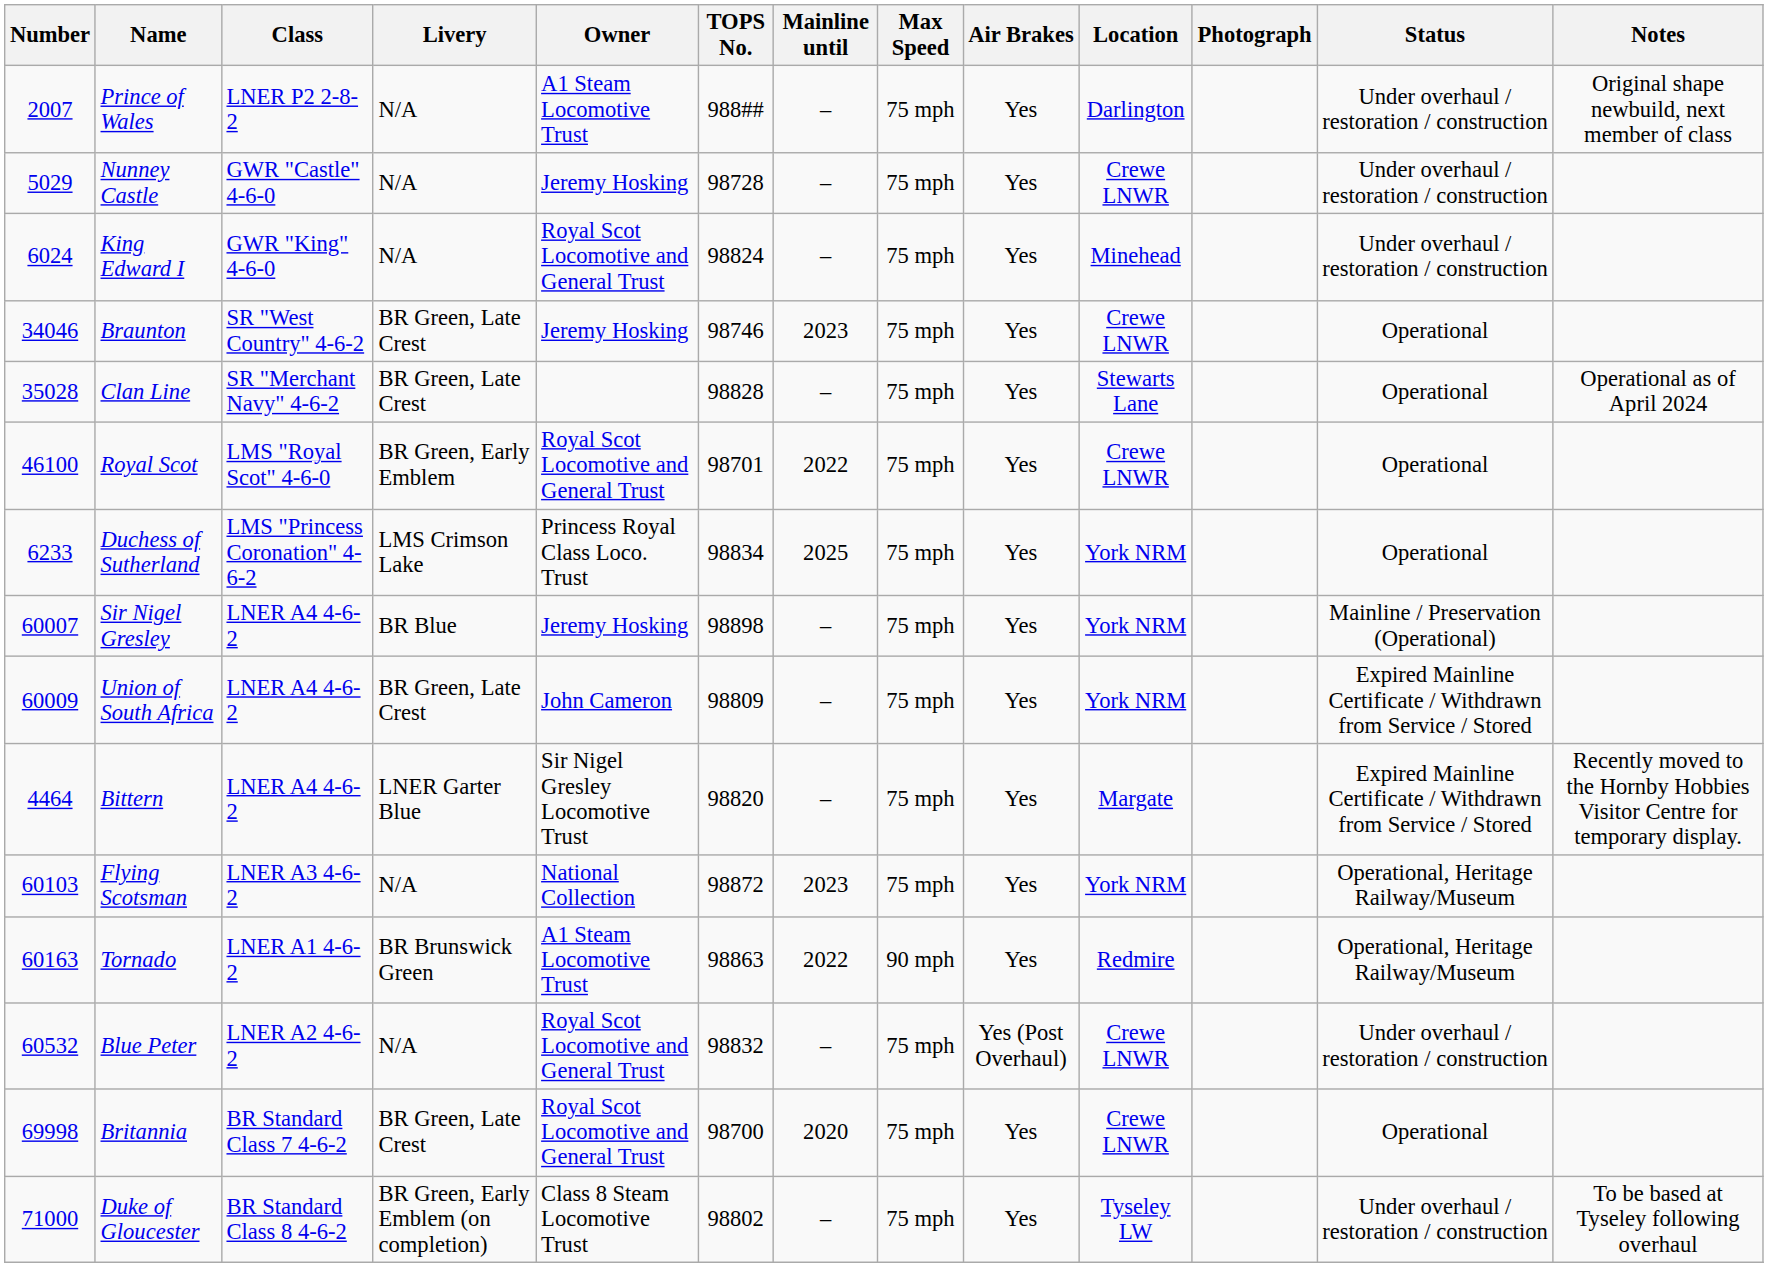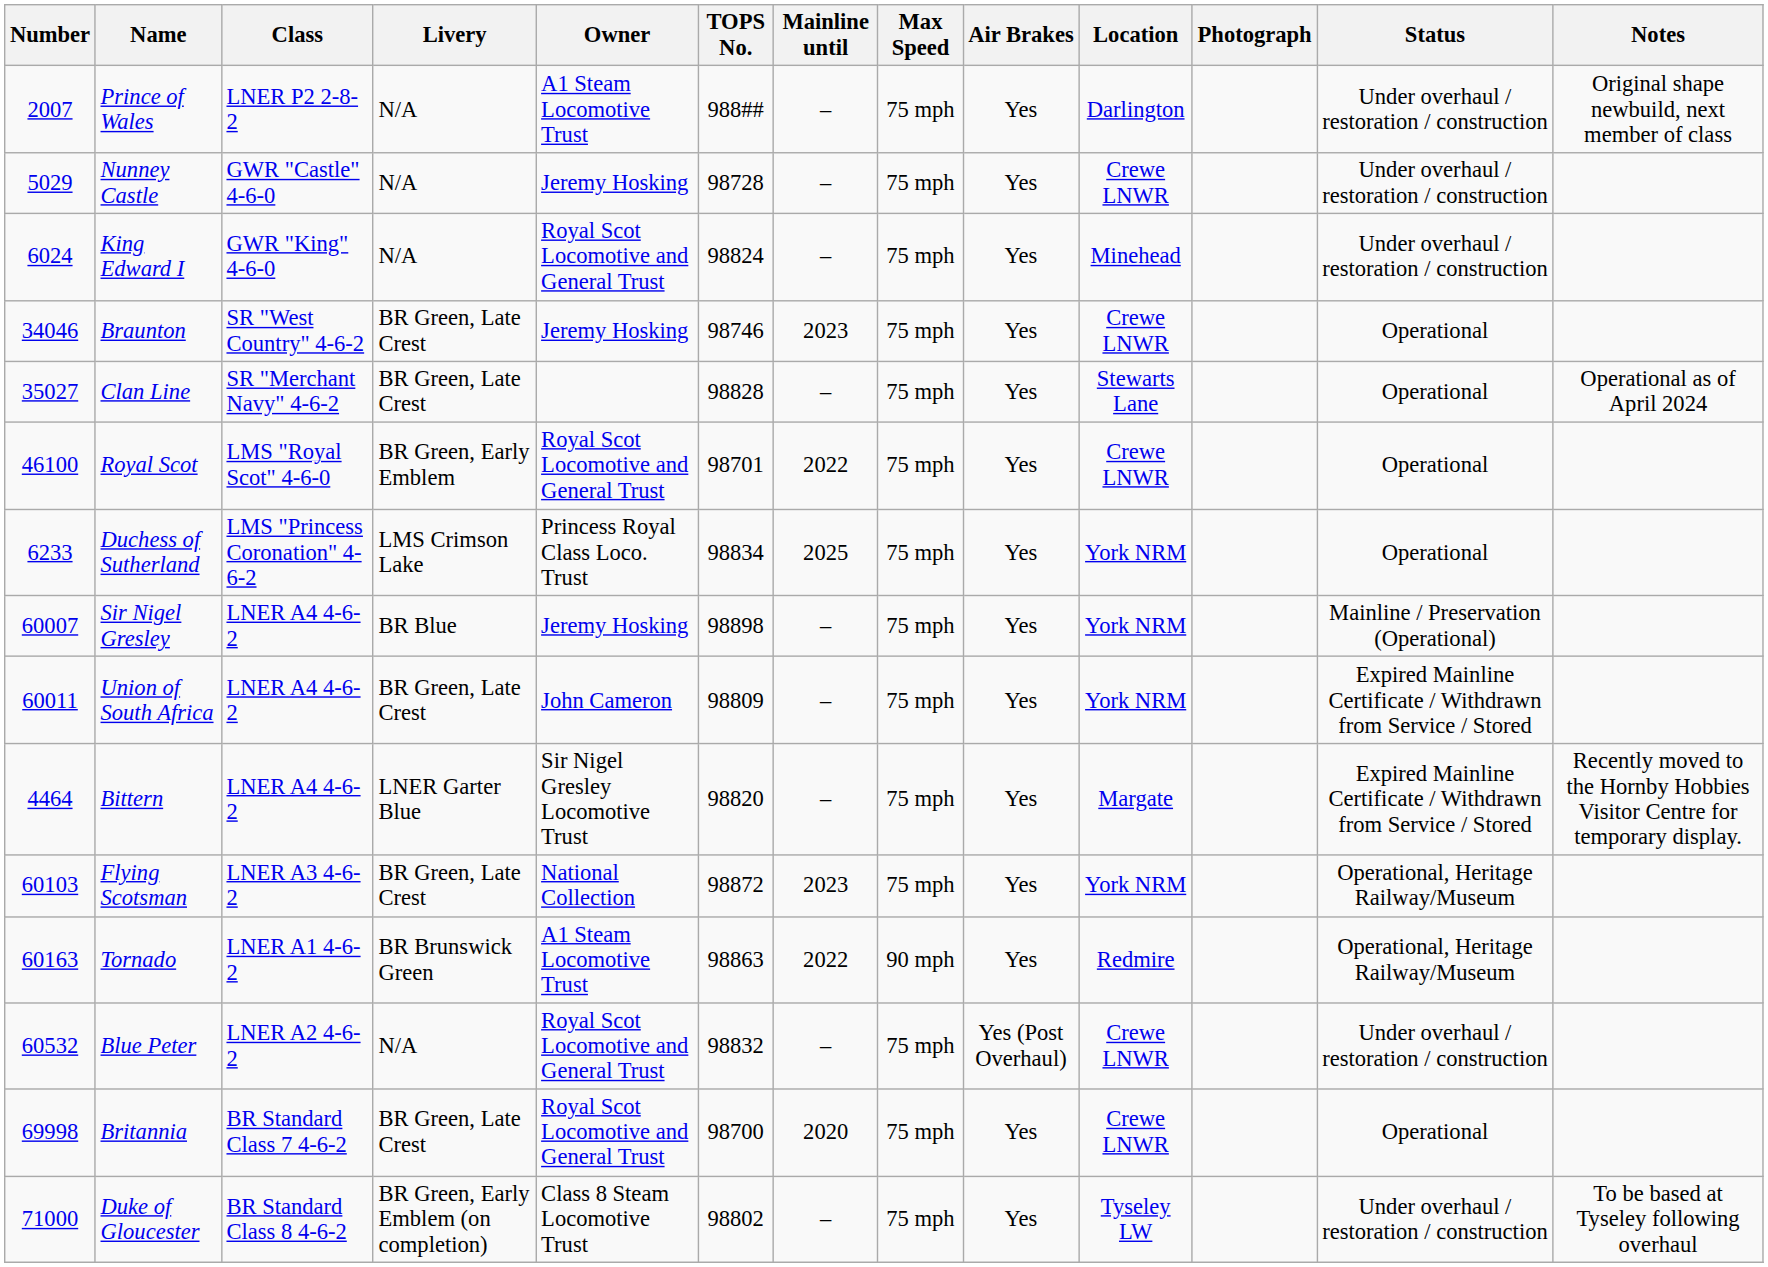(50, 391) 35028 -> (50, 391) 35027
(50, 699) 60009 -> (50, 699) 60011
(398, 885) N/A -> (450, 885) BR Green, Late Crest
